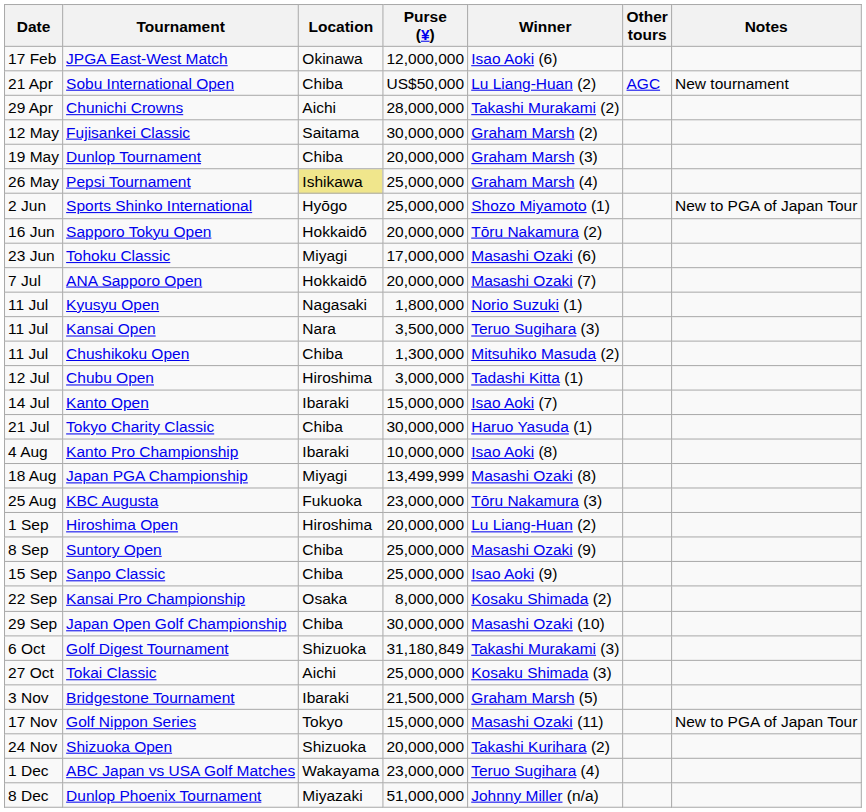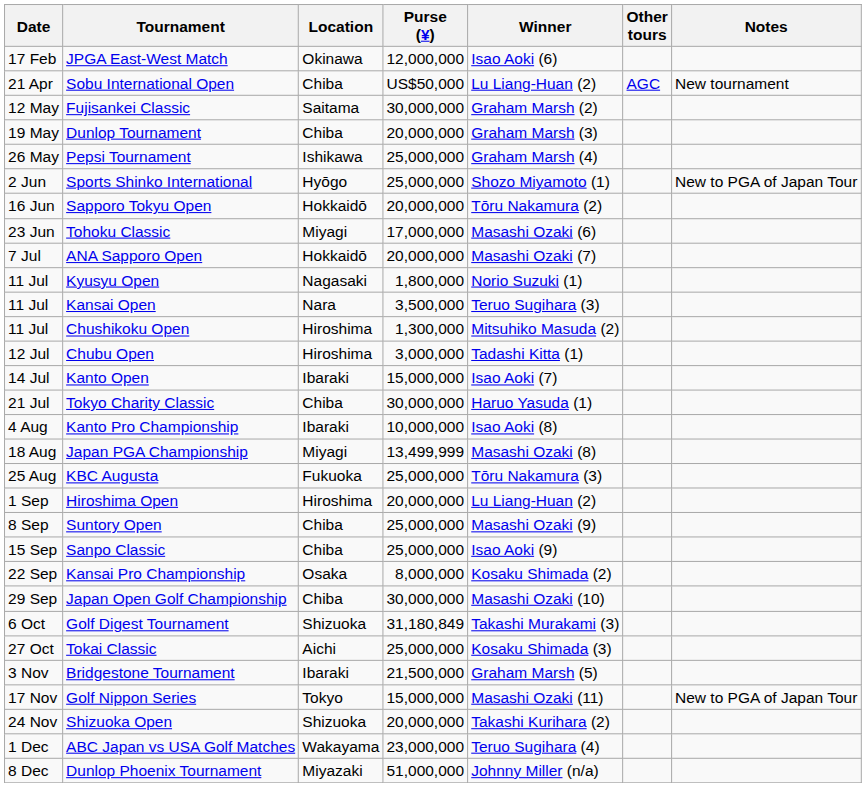- row: (125, 108)
(333, 182) khaki background -> (333, 157) no background
(323, 353) Chiba -> (337, 329) Hiroshima
(425, 501) 23,000,000 -> (425, 476) 25,000,000
